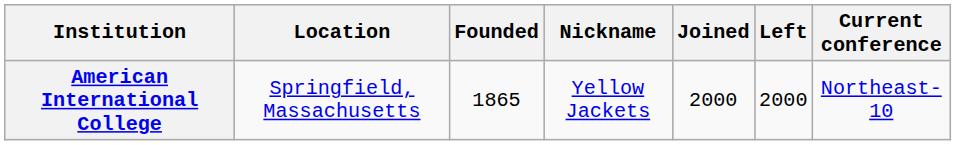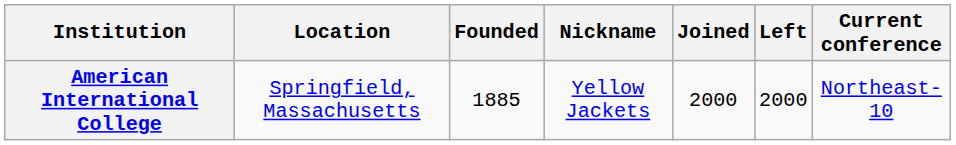(497, 101) 1865 -> (497, 101) 1885
